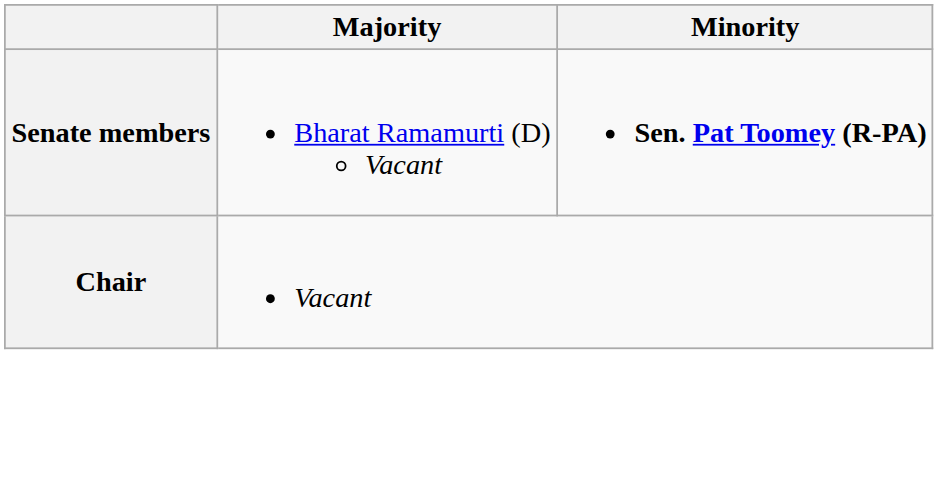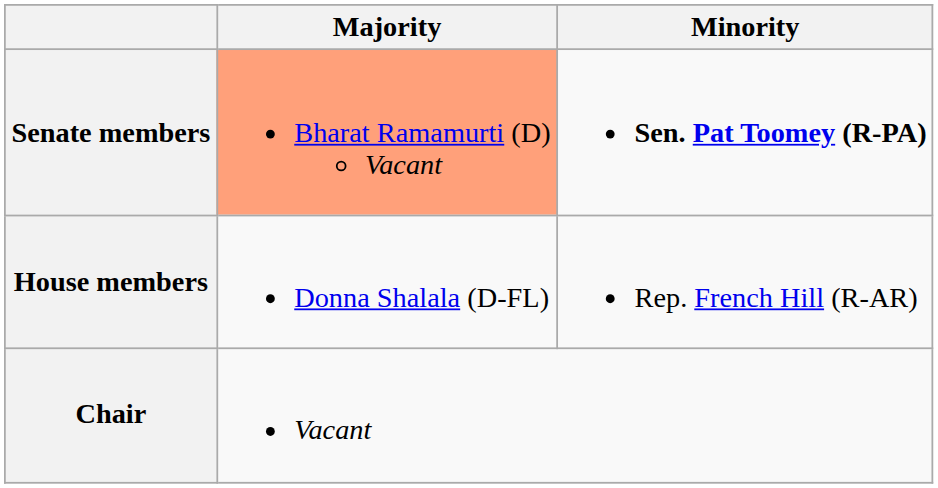(387, 148) no background -> (387, 148) lightsalmon background
+ row: (111, 281)
